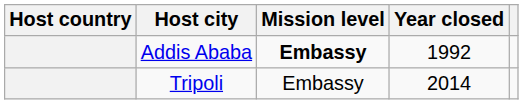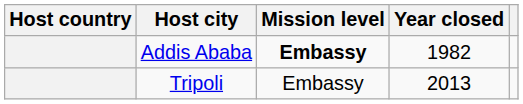(449, 51) 1992 -> (449, 51) 1982
(449, 83) 2014 -> (449, 83) 2013
